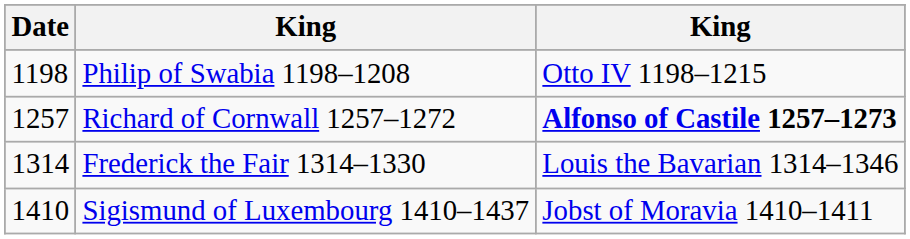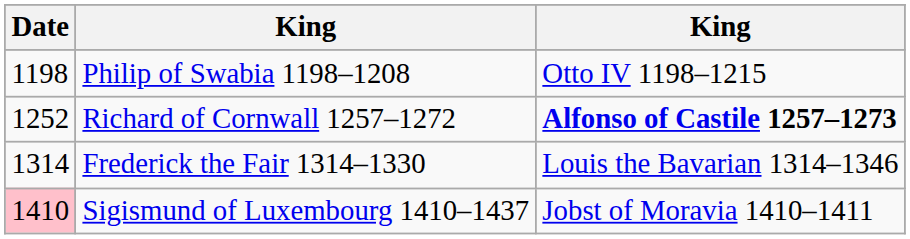(40, 118) 1257 -> (40, 118) 1252
(40, 210) no background -> (40, 210) pink background
